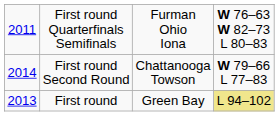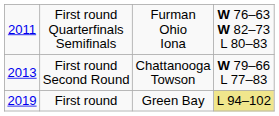(22, 72) 2014 -> (22, 72) 2013
(22, 100) 2013 -> (22, 100) 2019
